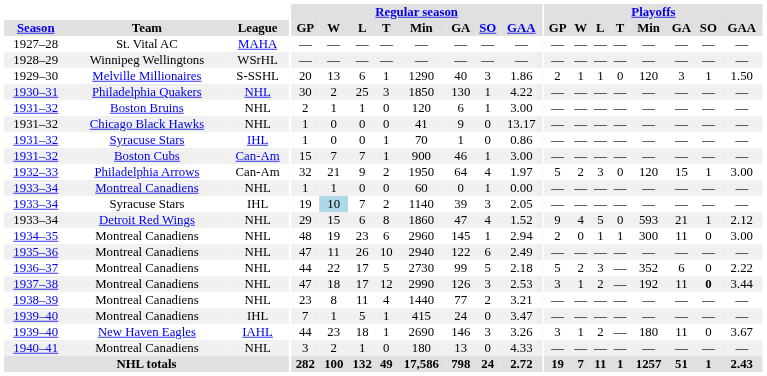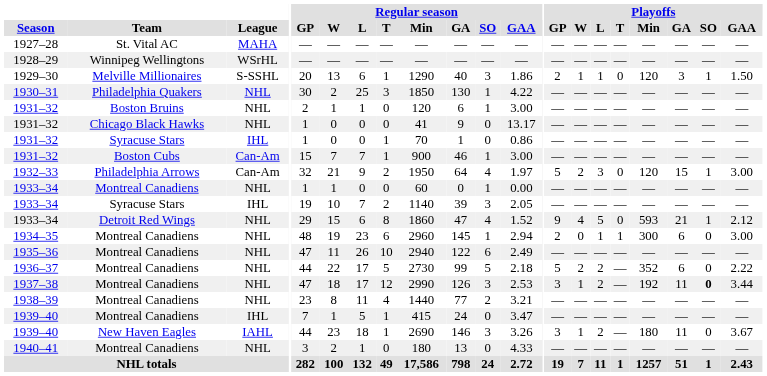(334, 204) lightblue background -> (334, 204) no background
(681, 236) 11 -> (681, 236) 6
(600, 268) 3 -> (600, 268) 2
